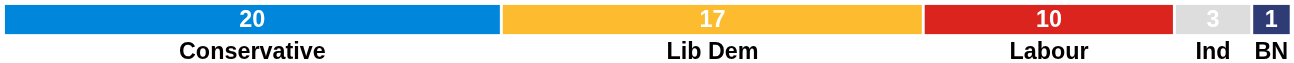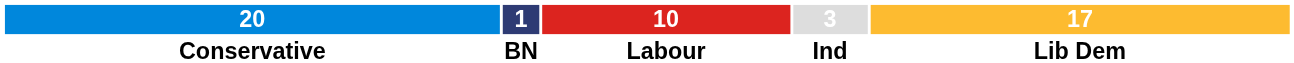columns swapped: (713, 19) <-> (1271, 19)
